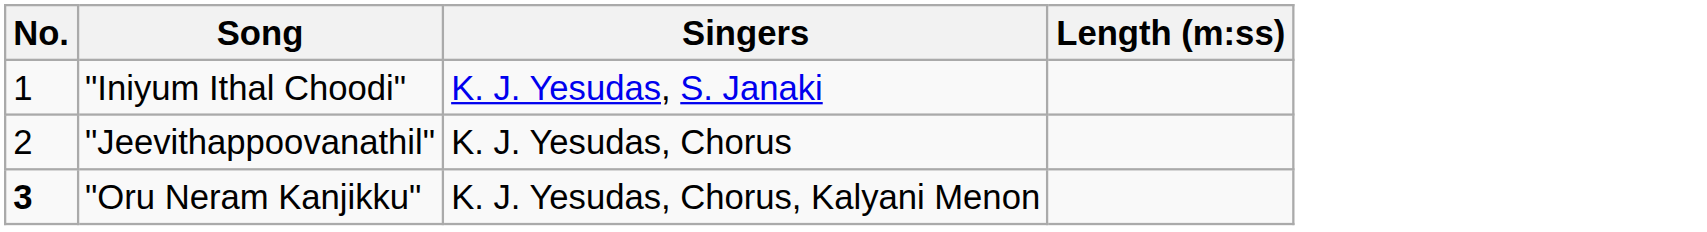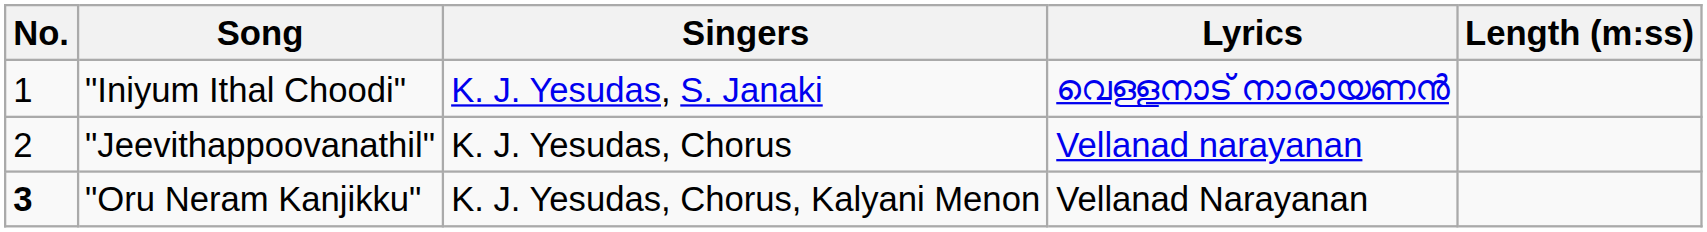+ column: (1253, 33)
